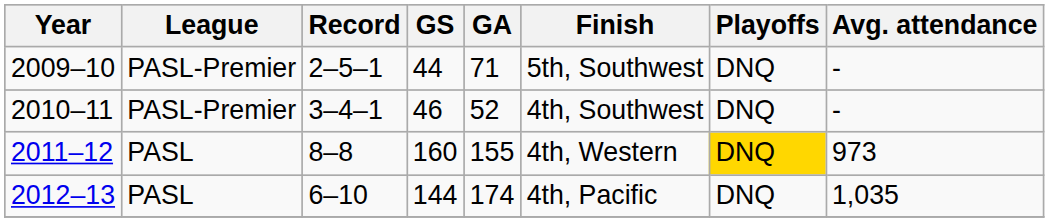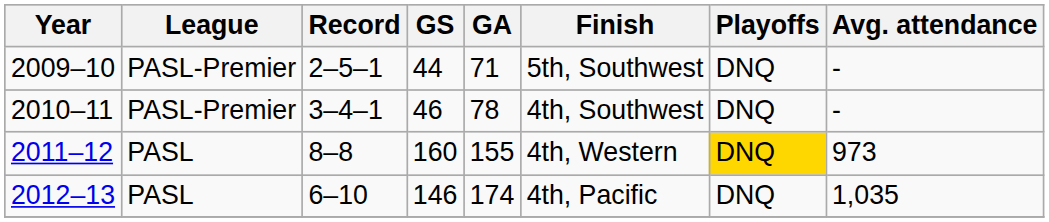(485, 110) 52 -> (485, 110) 78
(435, 195) 144 -> (435, 195) 146
